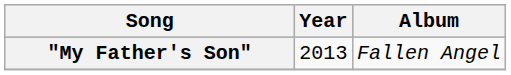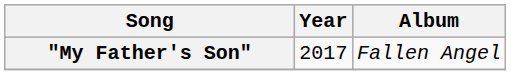(323, 54) 2013 -> (323, 54) 2017
